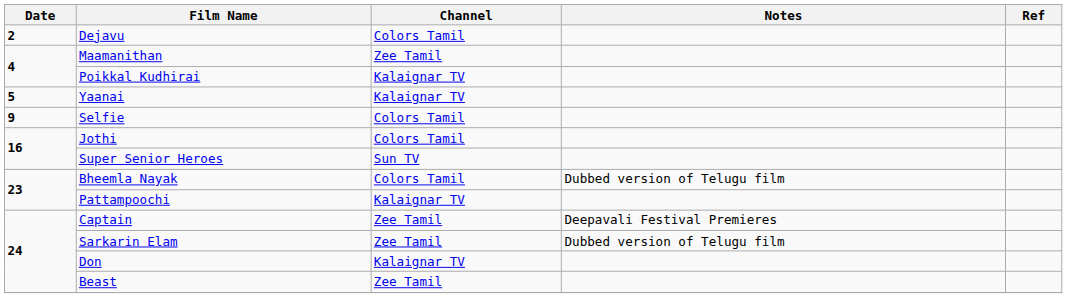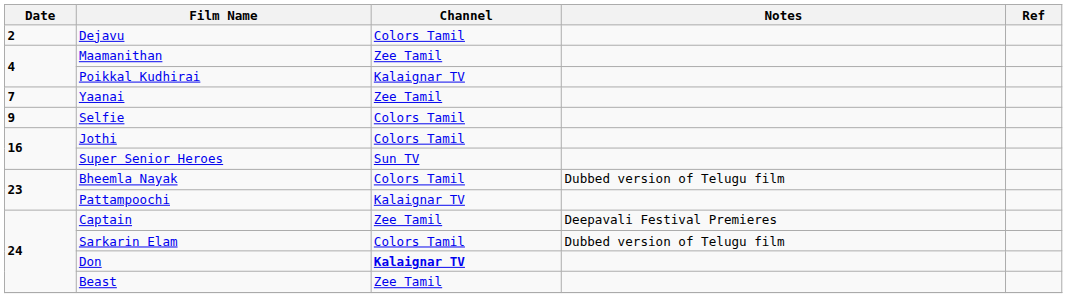(11, 97) 5 -> (11, 97) 7
(419, 97) Kalaignar TV -> (408, 97) Zee Tamil
(408, 241) Zee Tamil -> (419, 241) Colors Tamil
(419, 261) normal -> (419, 261) bold
